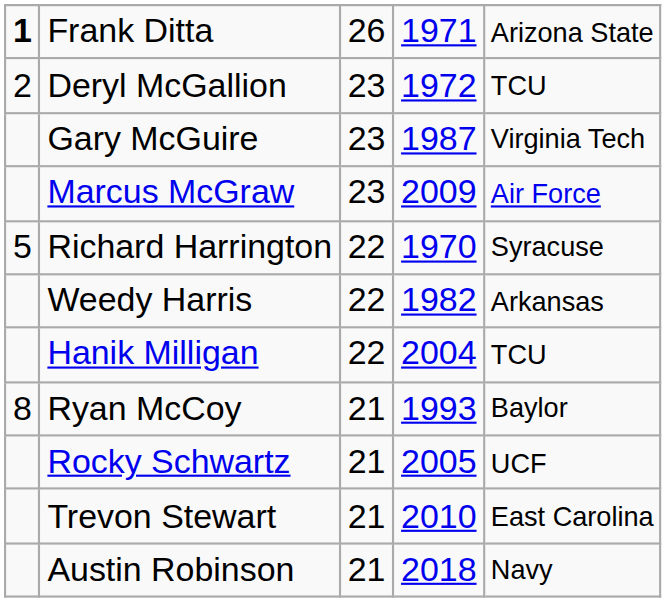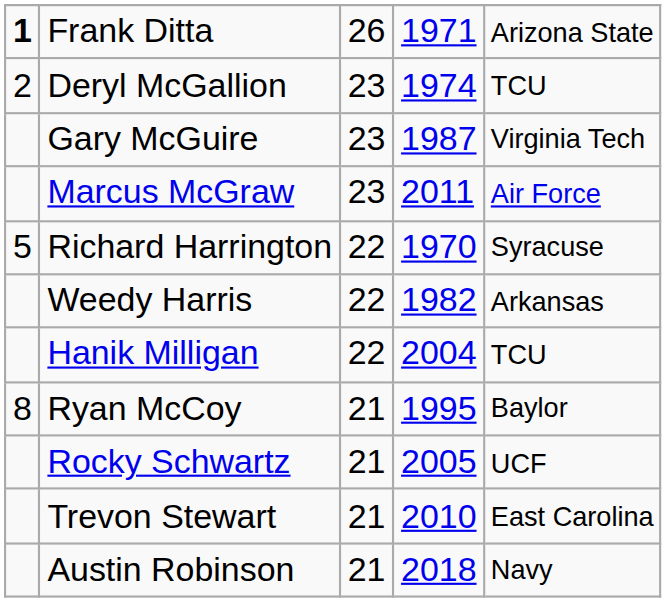(439, 85) 1972 -> (439, 85) 1974
(439, 192) 2009 -> (438, 192) 2011
(439, 407) 1993 -> (439, 407) 1995
